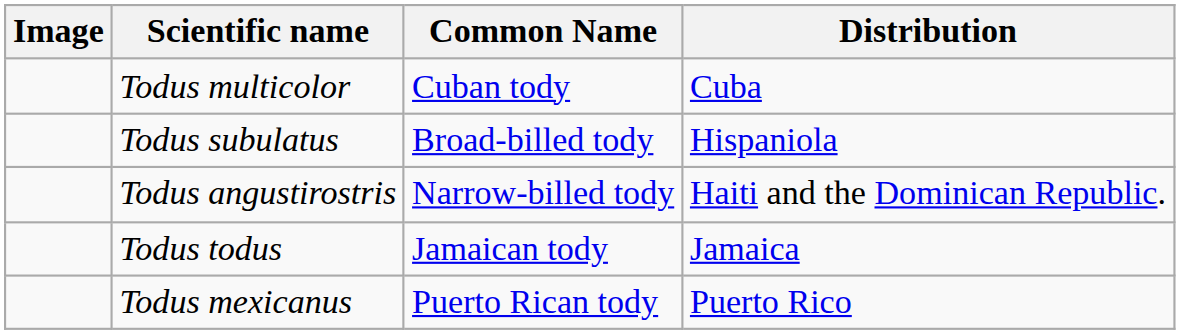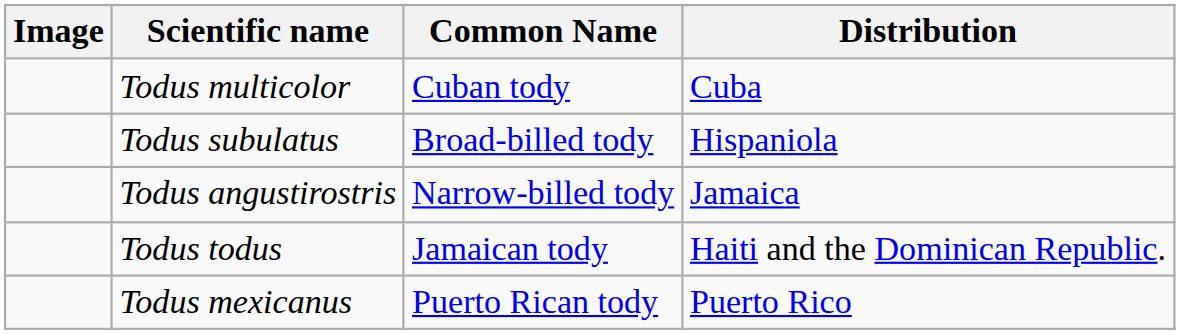(928, 193) Haiti and the Dominican Republic. -> (745, 193) Jamaica
(745, 247) Jamaica -> (928, 247) Haiti and the Dominican Republic.
